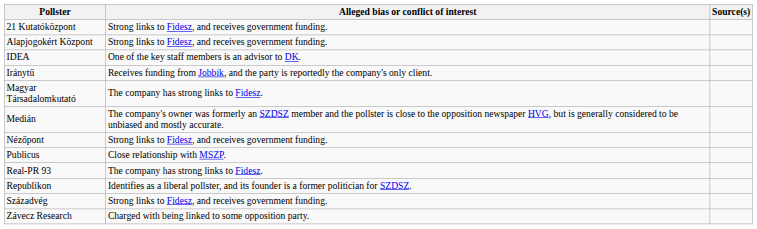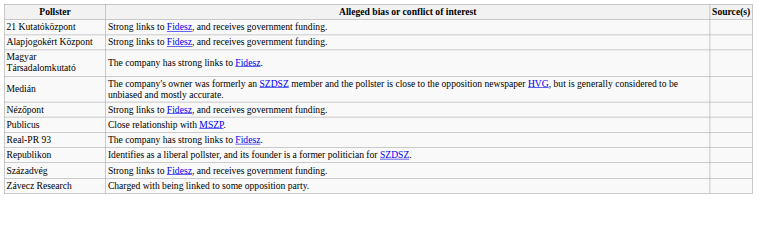- row: (18, 57)
- row: (20, 73)
